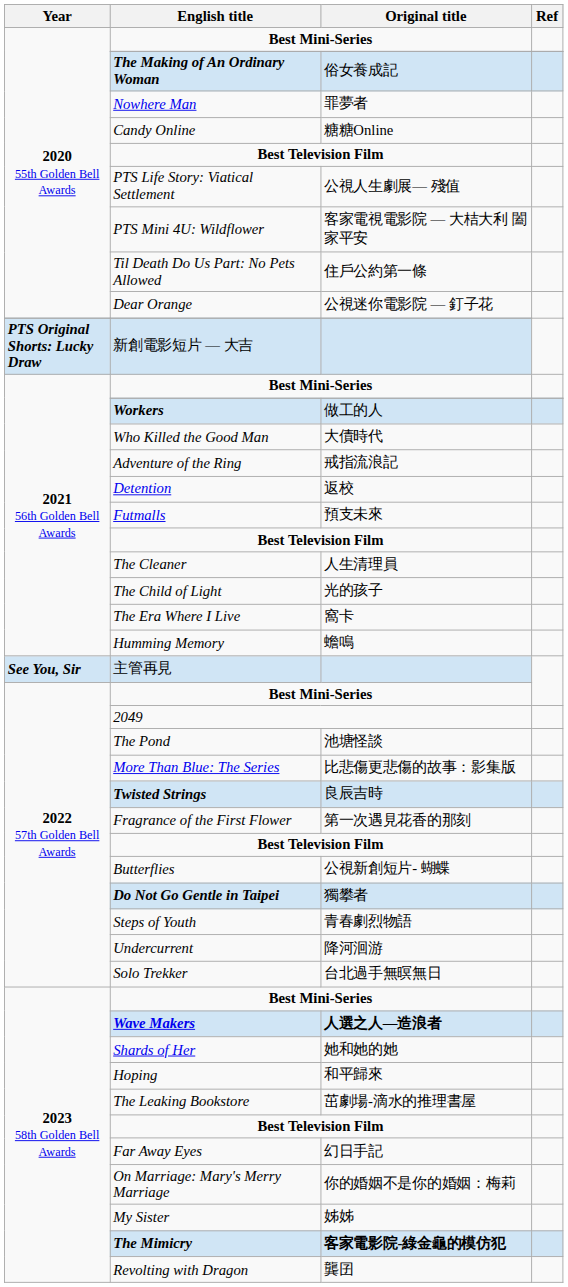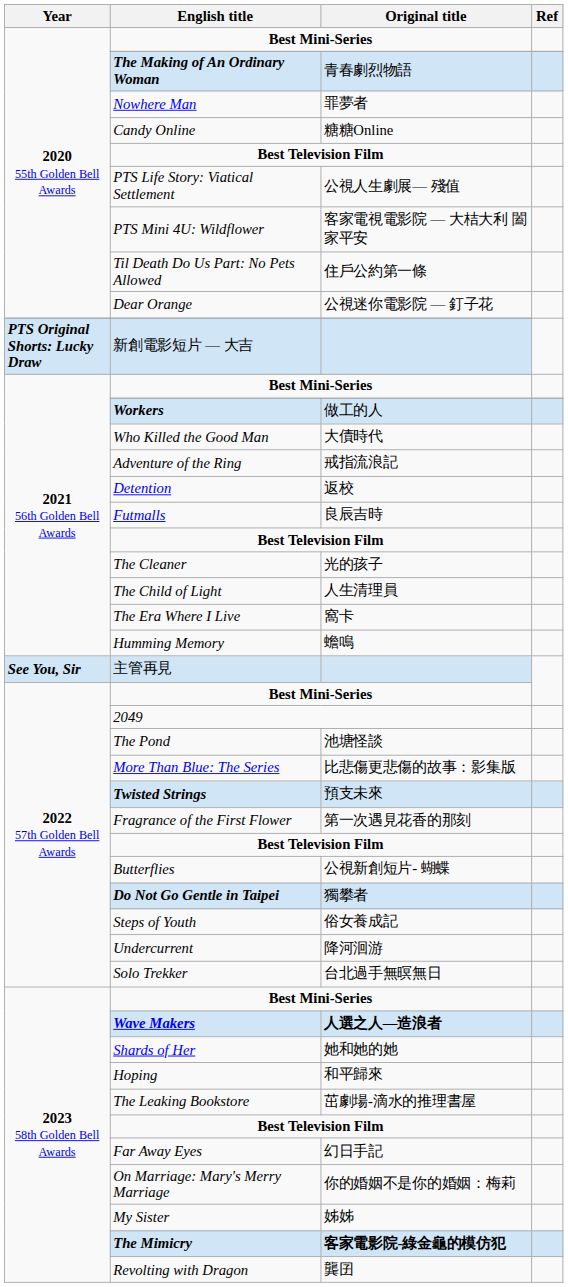(361, 70) 俗女養成記 -> (368, 70) 青春劇烈物語
(353, 514) 預支未來 -> (353, 514) 良辰吉時
(361, 564) 人生清理員 -> (353, 564) 光的孩子
(353, 590) 光的孩子 -> (361, 590) 人生清理員
(353, 793) 良辰吉時 -> (353, 793) 預支未來
(368, 921) 青春劇烈物語 -> (361, 921) 俗女養成記
